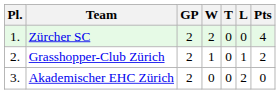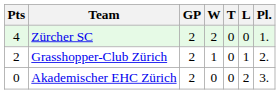columns swapped: (15, 15) <-> (263, 15)
